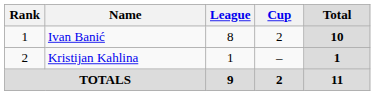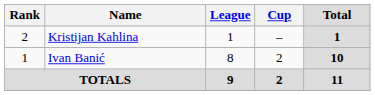rows swapped: (76, 37) <-> (93, 58)
